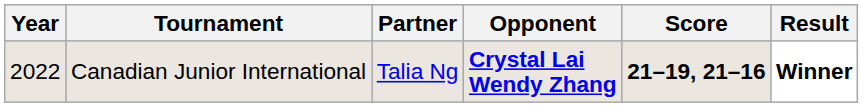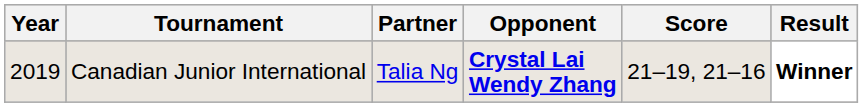(35, 71) 2022 -> (35, 71) 2019
(696, 71) bold -> (696, 71) normal
